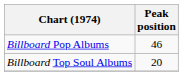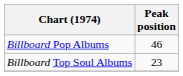(157, 62) 20 -> (157, 62) 23
